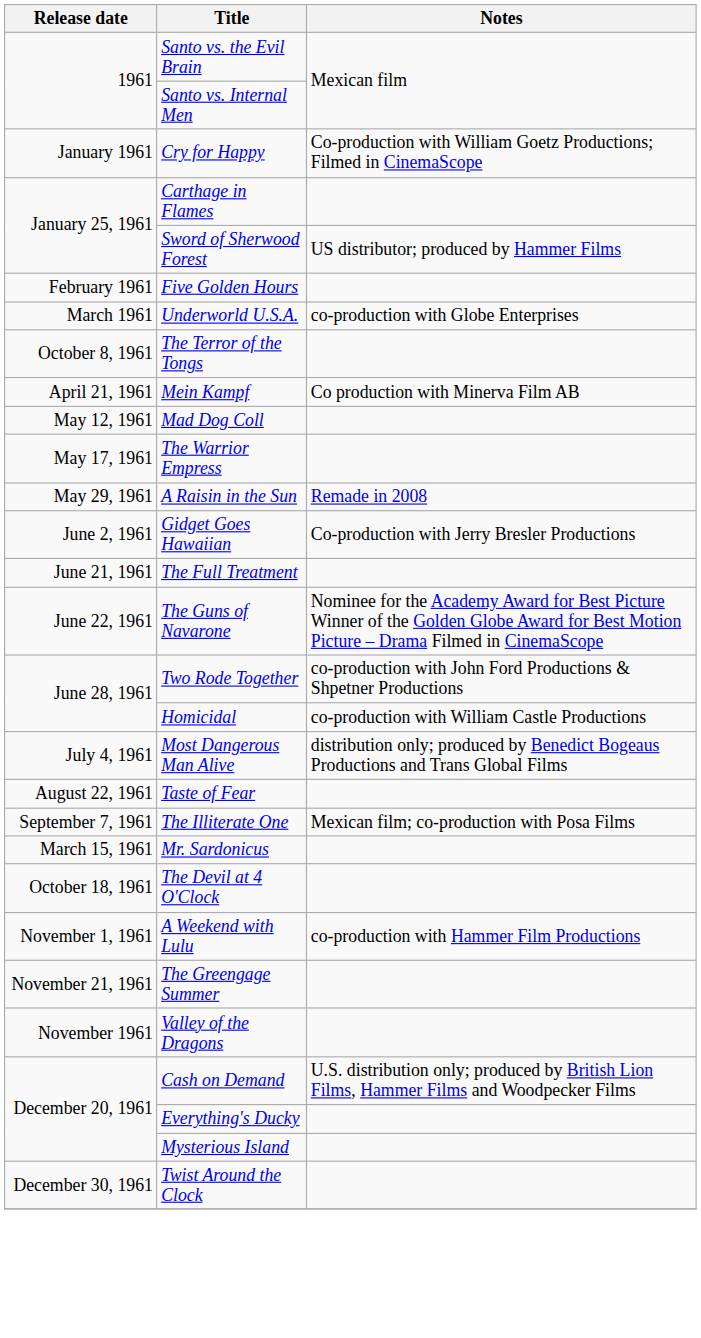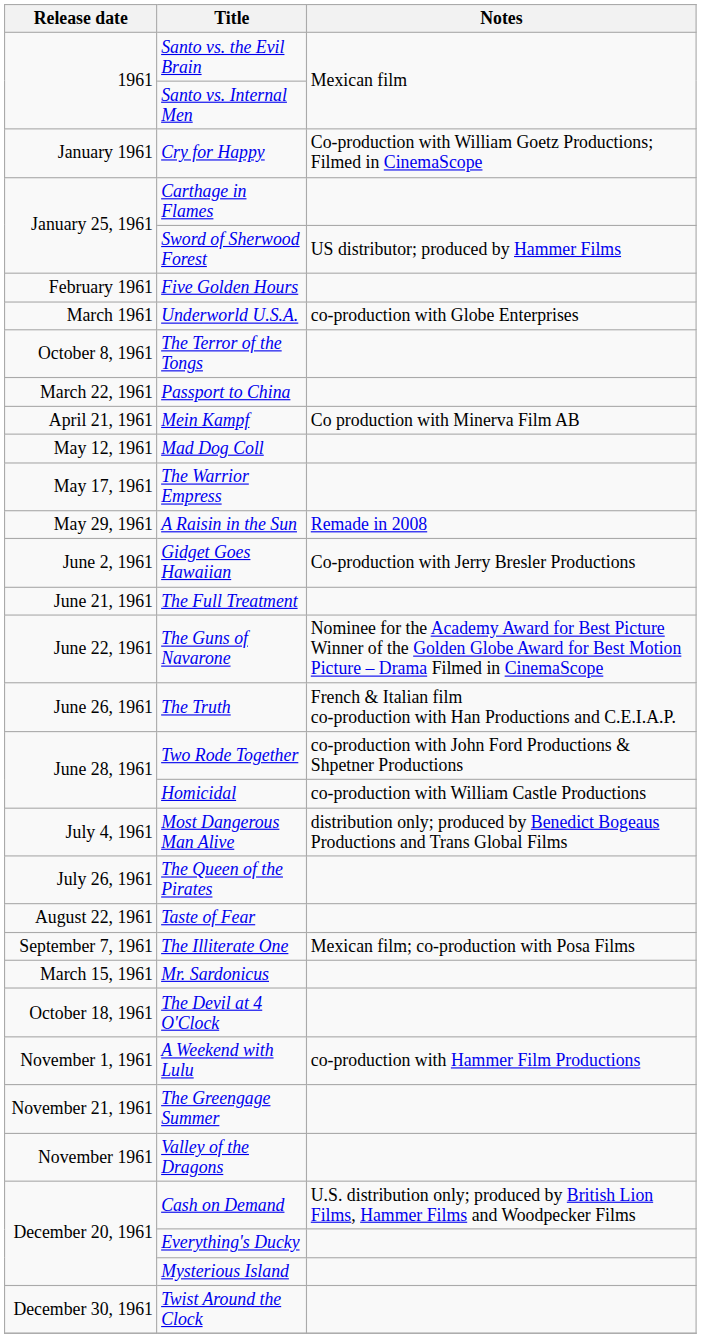+ row: (226, 391)
+ row: (196, 707)
+ row: (222, 879)
